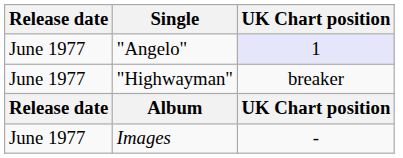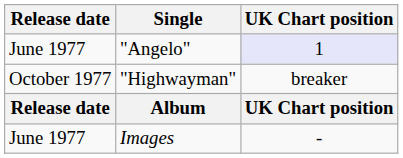(47, 78) June 1977 -> (60, 78) October 1977
